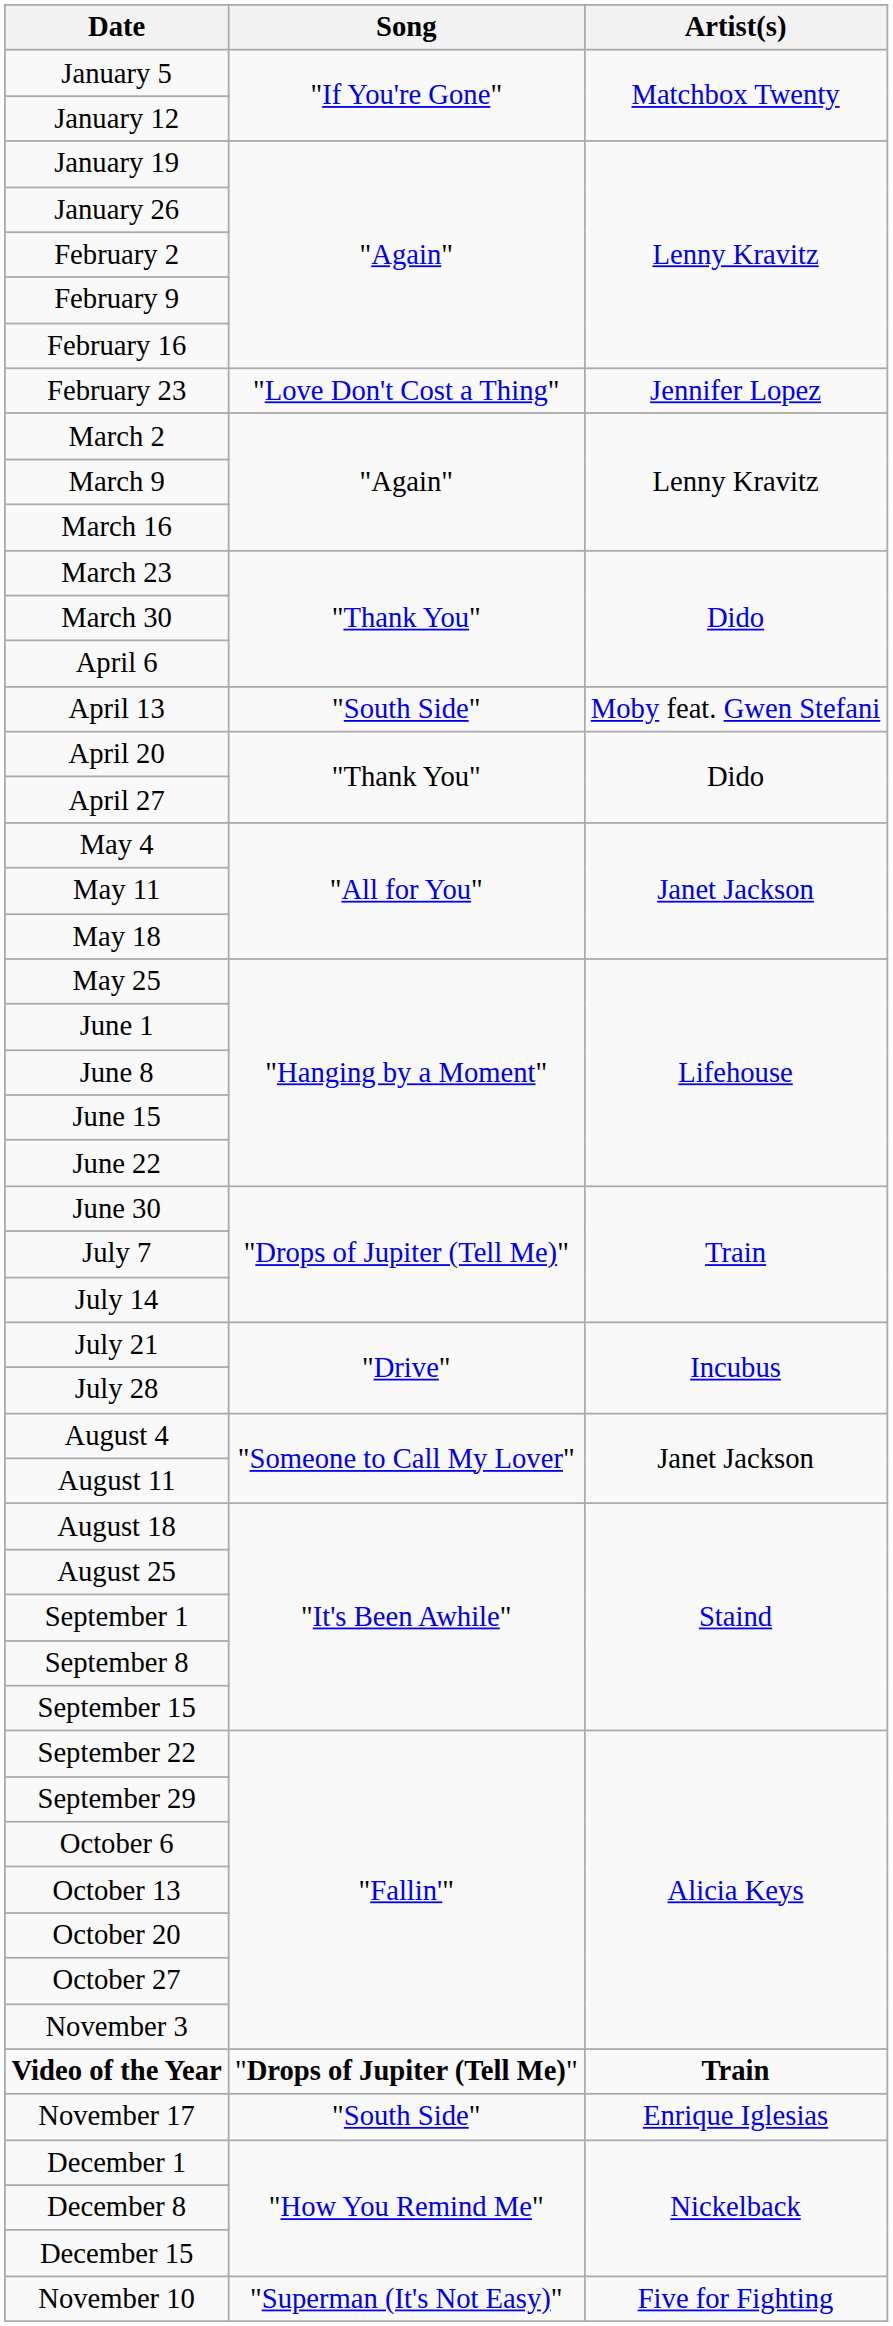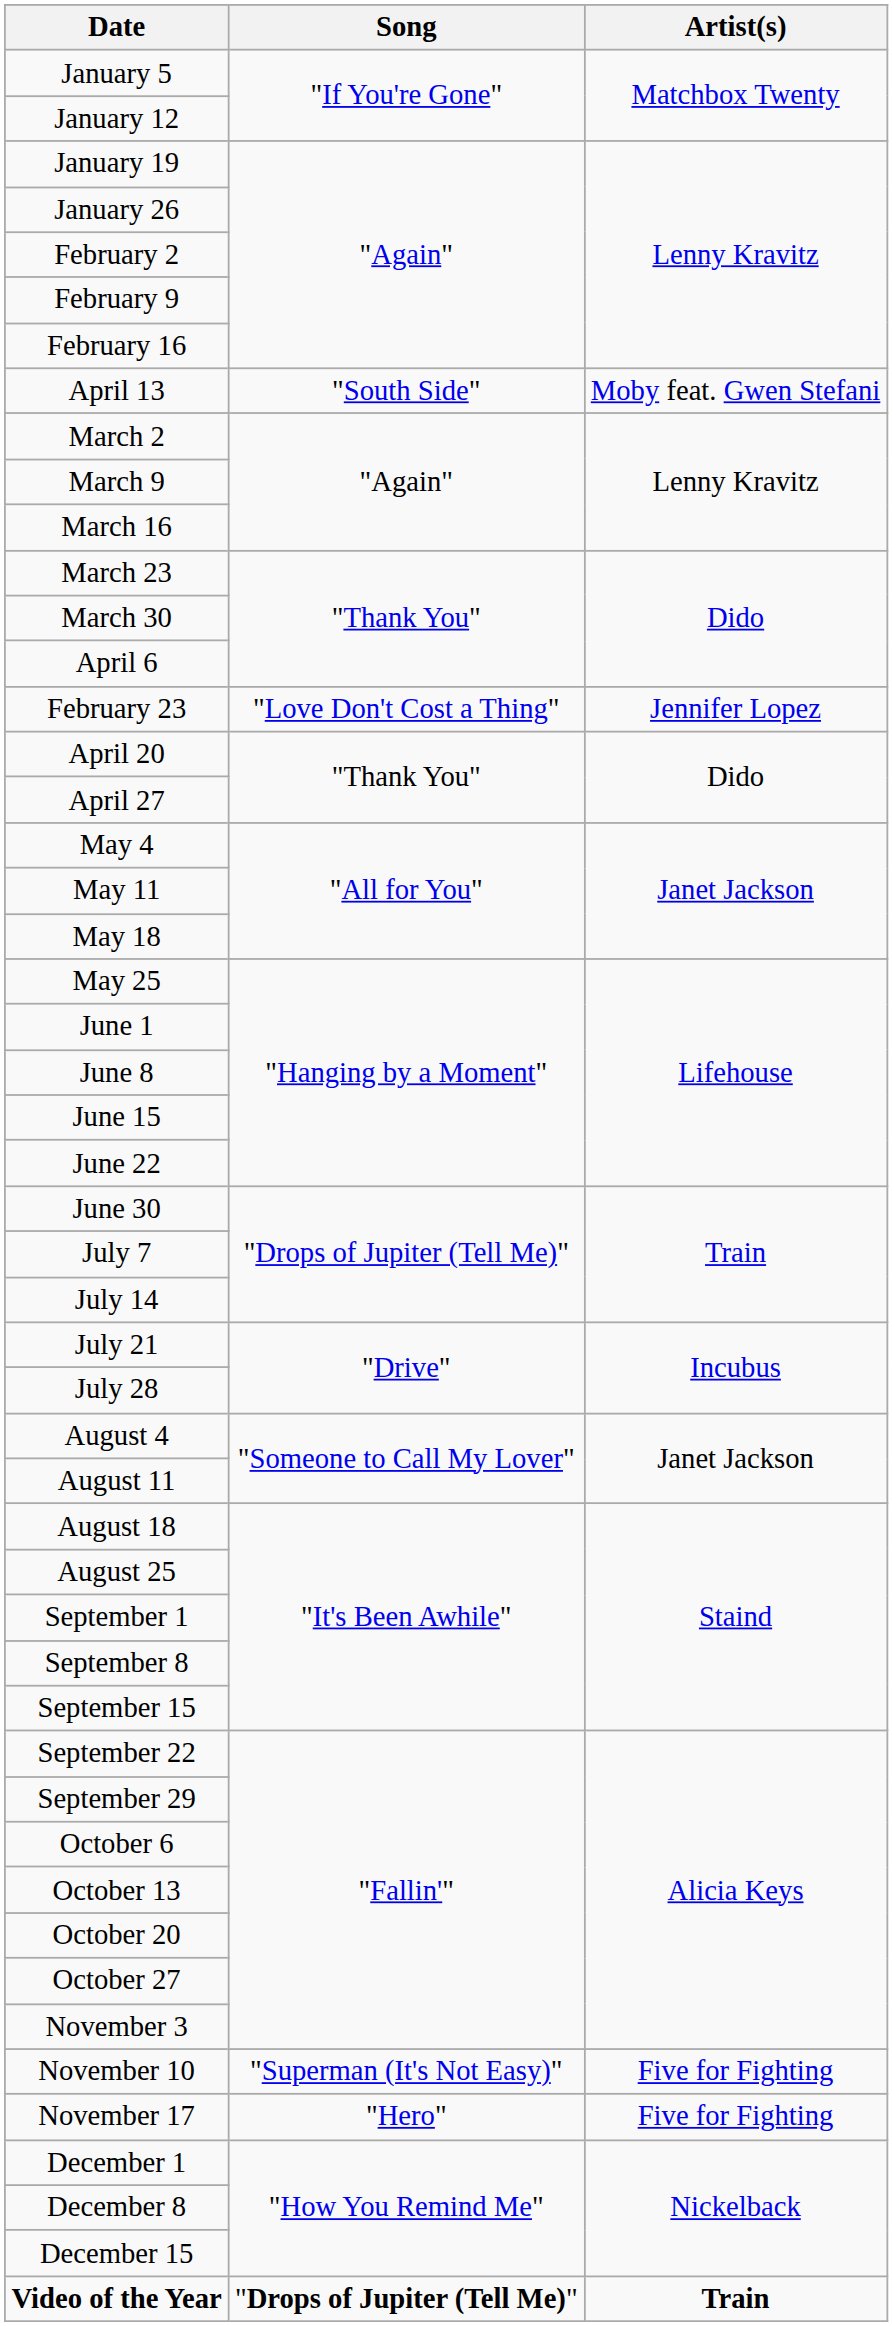rows swapped: (117, 390) <-> (117, 708)
rows swapped: (117, 2298) <-> (117, 2071)
(406, 2116) "South Side" -> (406, 2116) "Hero"
(736, 2116) Enrique Iglesias -> (736, 2116) Five for Fighting
